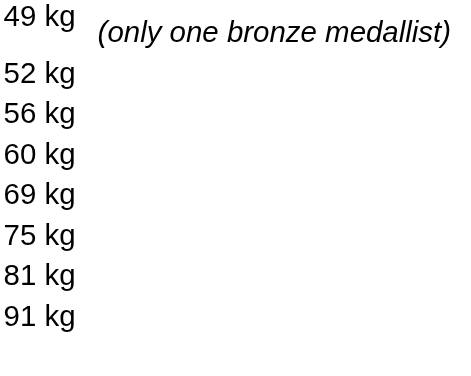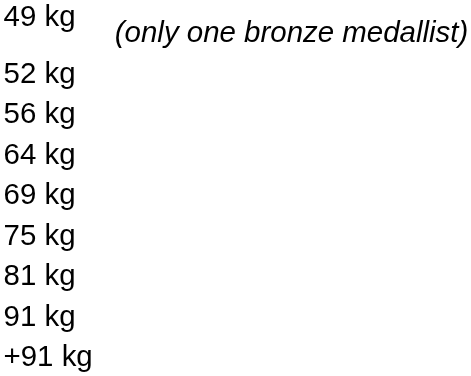- row: (40, 154)
+ row: (40, 154)
+ row: (48, 356)
